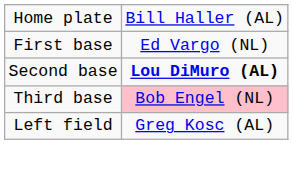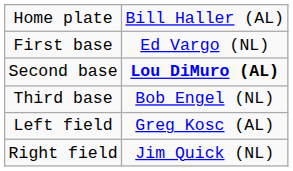(205, 99) pink background -> (205, 99) no background
+ row: (63, 153)
